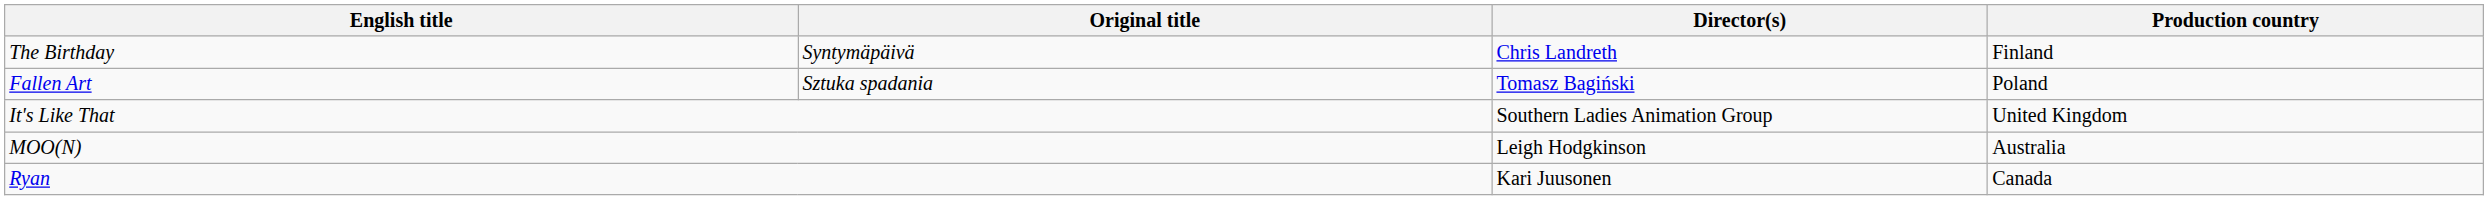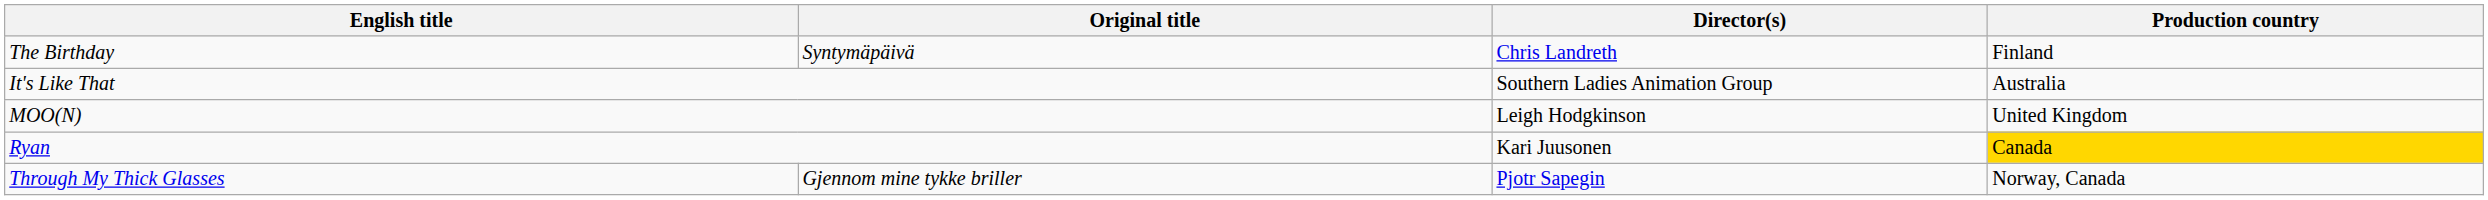- row: (50, 83)
(2060, 115) United Kingdom -> (2029, 83) Australia
(2029, 147) Australia -> (2060, 115) United Kingdom
(2022, 178) no background -> (2022, 147) gold background
+ row: (117, 178)
